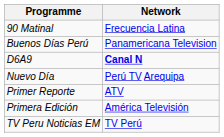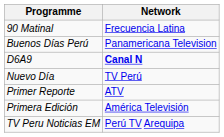(145, 76) Perú TV Arequipa -> (123, 76) TV Perú
(123, 124) TV Perú -> (145, 124) Perú TV Arequipa
